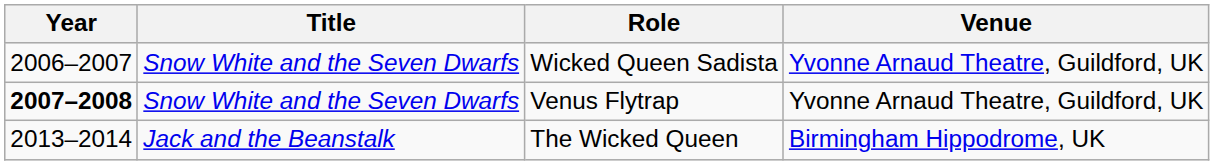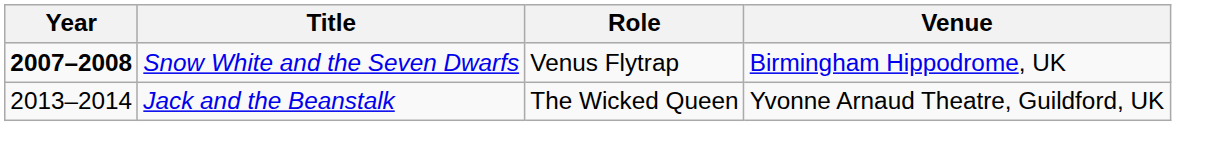- row: (654, 62)
(996, 100) Yvonne Arnaud Theatre, Guildford, UK -> (908, 62) Birmingham Hippodrome, UK
(947, 139) Birmingham Hippodrome, UK -> (957, 100) Yvonne Arnaud Theatre, Guildford, UK
